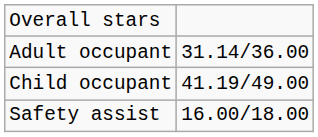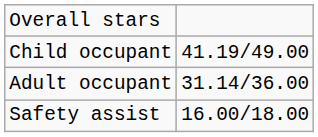rows swapped: (91, 52) <-> (91, 84)
